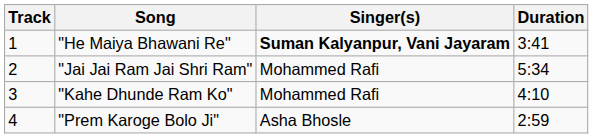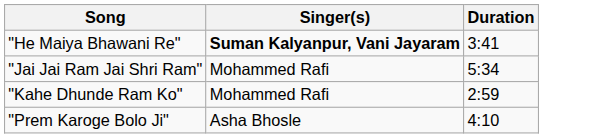- column: (30, 18)
(533, 95) 4:10 -> (483, 95) 2:59
(533, 121) 2:59 -> (483, 121) 4:10
